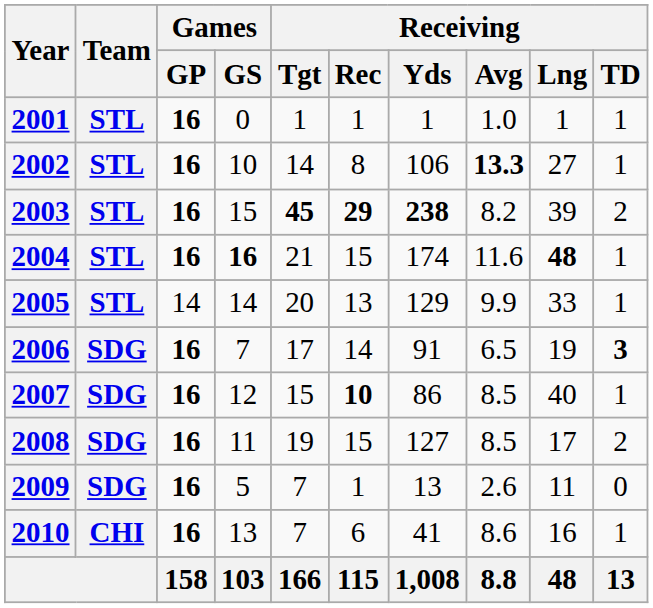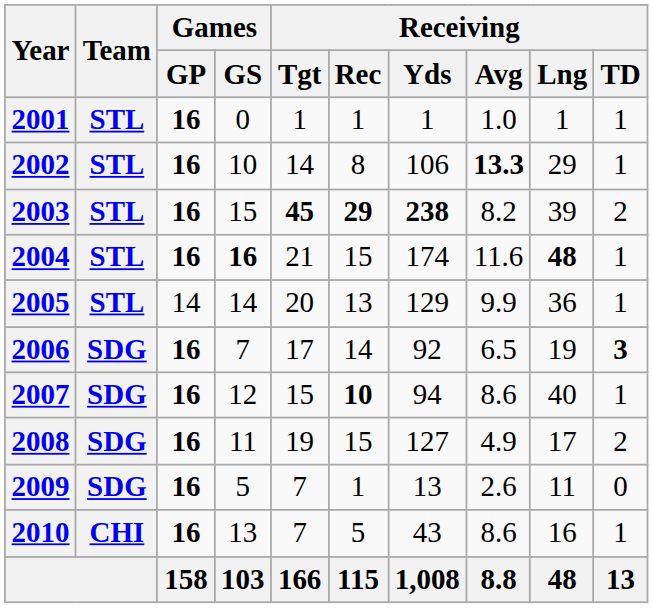(562, 165) 27 -> (562, 165) 29
(562, 303) 33 -> (562, 303) 36
(427, 348) 91 -> (427, 348) 92
(427, 394) 86 -> (427, 394) 94
(499, 394) 8.5 -> (499, 394) 8.6
(499, 440) 8.5 -> (499, 440) 4.9
(358, 532) 6 -> (358, 532) 5
(427, 532) 41 -> (427, 532) 43
